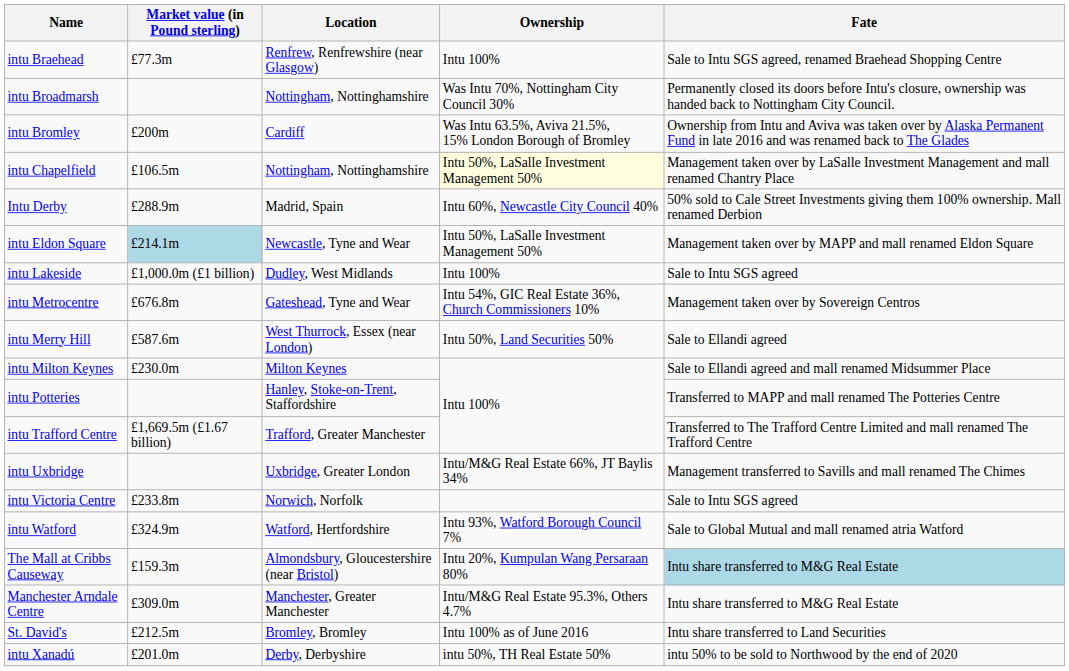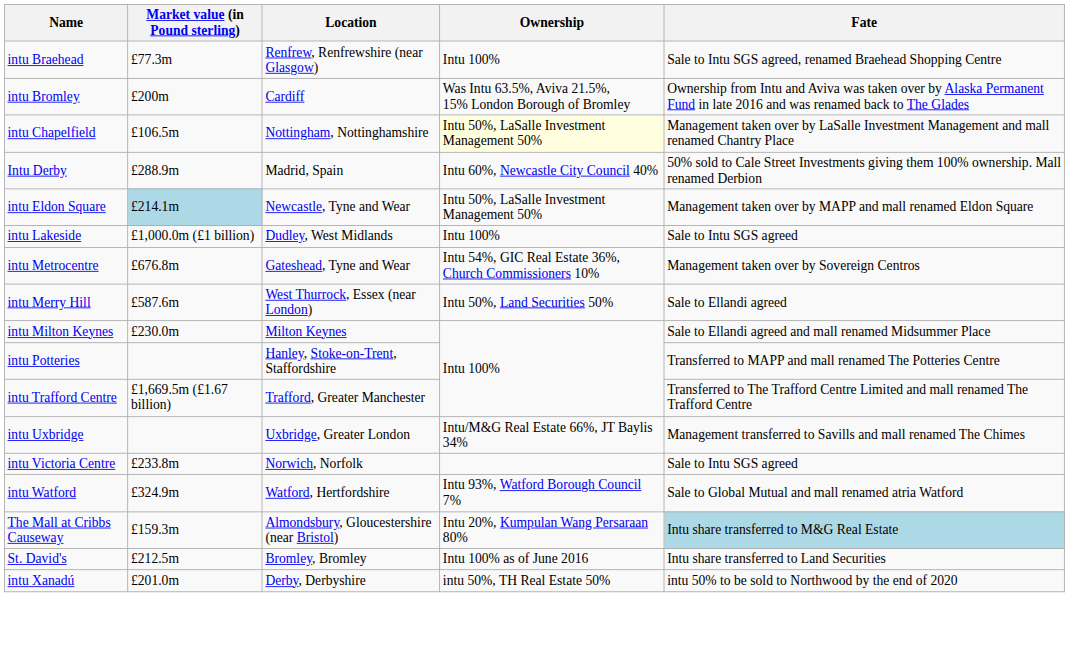- row: (53, 96)
- row: (63, 603)
